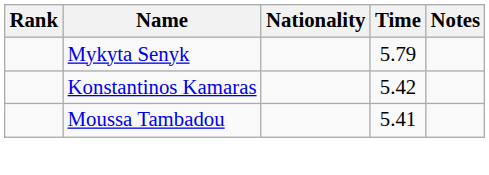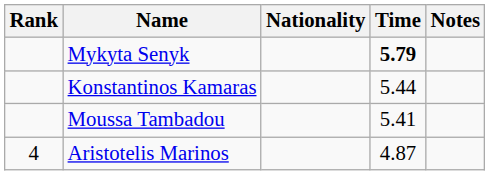(398, 53) normal -> (398, 53) bold
(398, 86) 5.42 -> (398, 86) 5.44
+ row: (148, 152)
